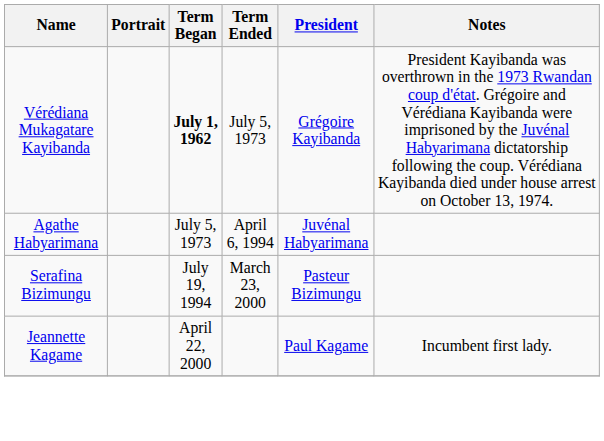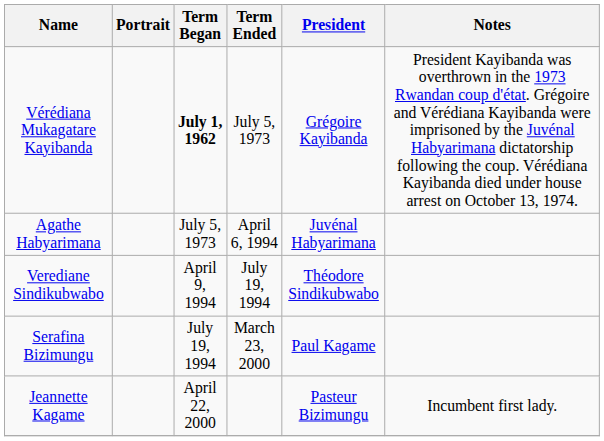+ row: (58, 285)
(326, 285) Pasteur Bizimungu -> (334, 345) Paul Kagame
(326, 345) Paul Kagame -> (334, 405) Pasteur Bizimungu
